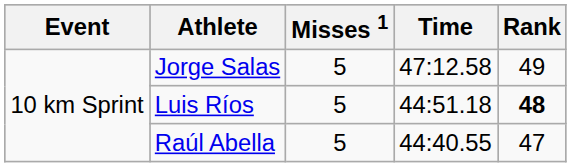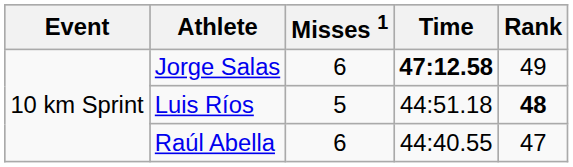(340, 68) 5 -> (340, 68) 6
(446, 68) normal -> (446, 68) bold
(340, 143) 5 -> (340, 143) 6
